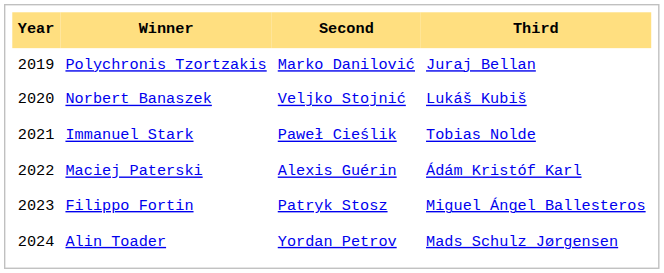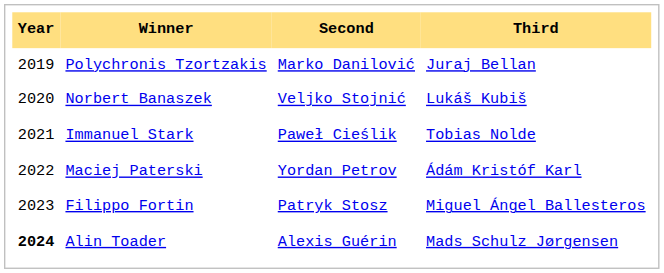(337, 171) Alexis Guérin -> (337, 171) Yordan Petrov
(36, 242) normal -> (36, 242) bold
(337, 242) Yordan Petrov -> (337, 242) Alexis Guérin
